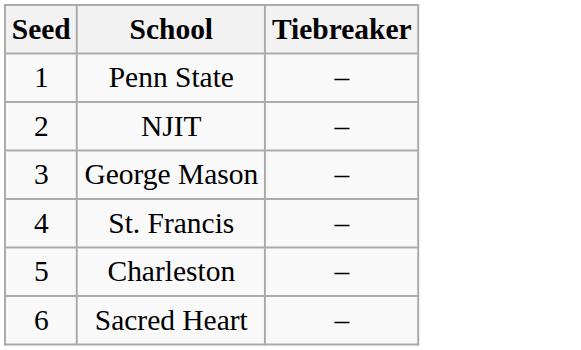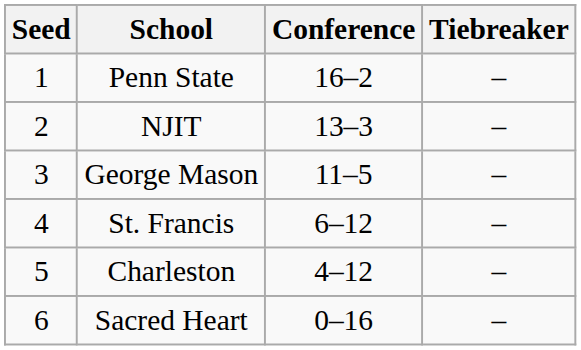+ column: (344, 28)
